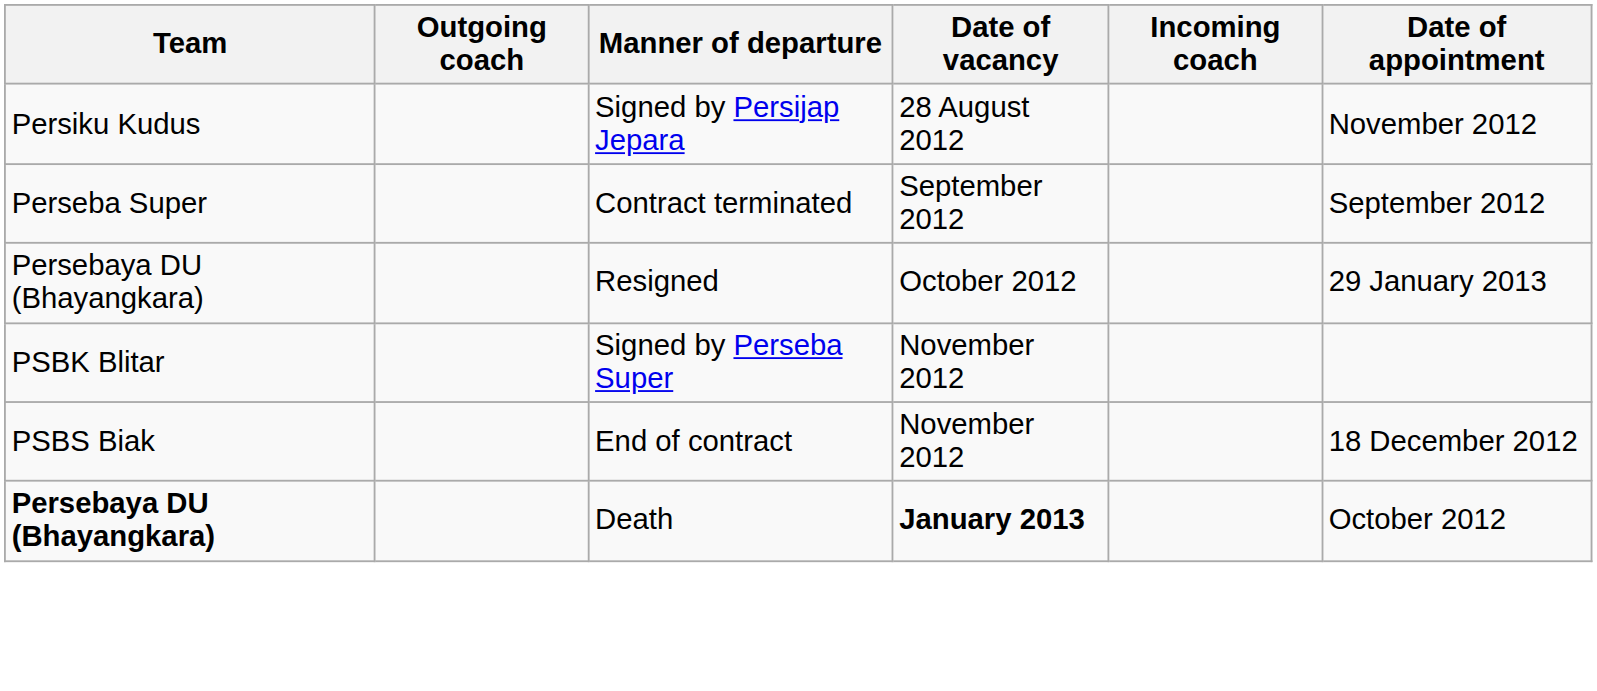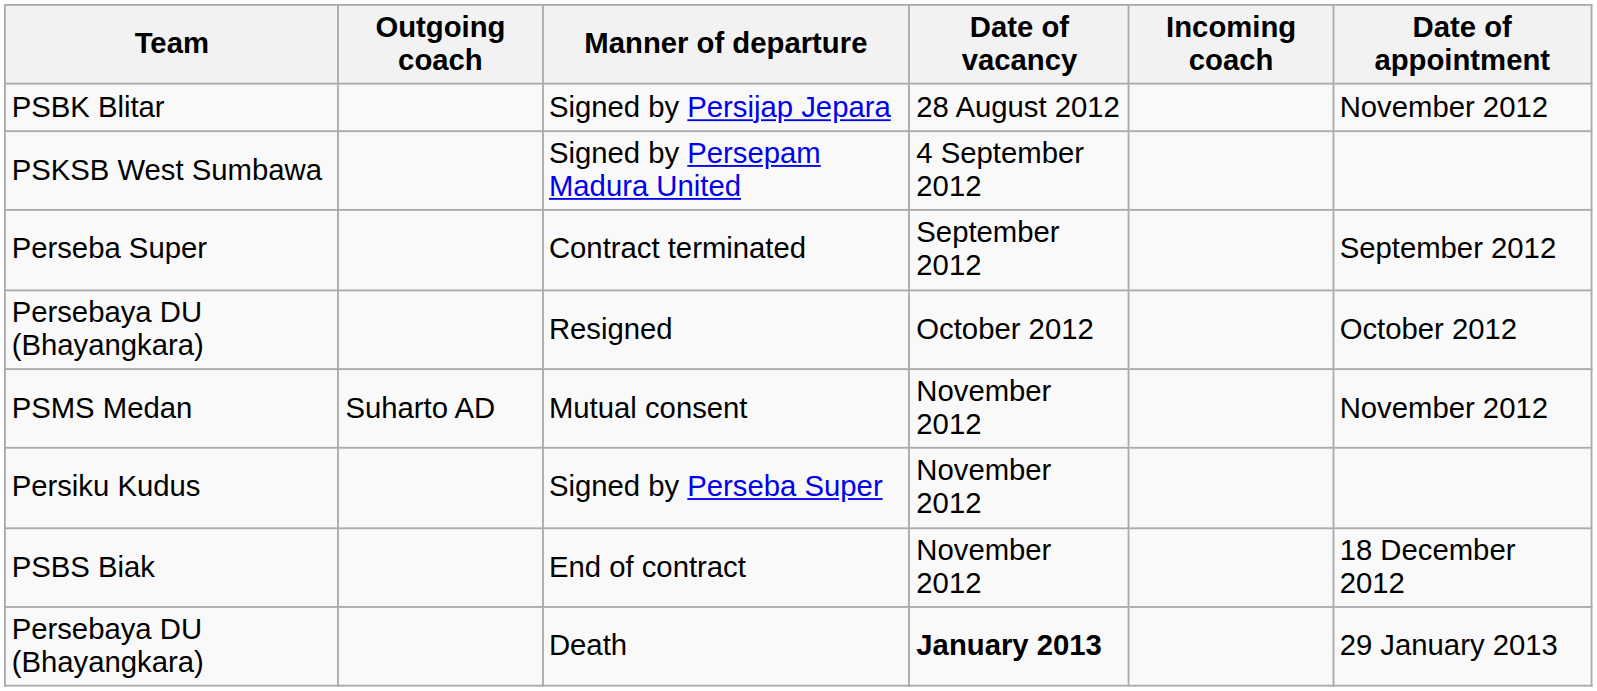(106, 123) Persiku Kudus -> (88, 107) PSBK Blitar
+ row: (685, 170)
(1438, 282) 29 January 2013 -> (1428, 328) October 2012
+ row: (648, 408)
(88, 361) PSBK Blitar -> (106, 487) Persiku Kudus
(113, 520) bold -> (108, 646) normal
(1417, 520) October 2012 -> (1449, 646) 29 January 2013
